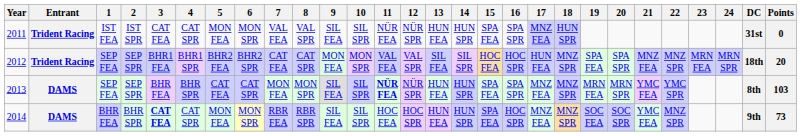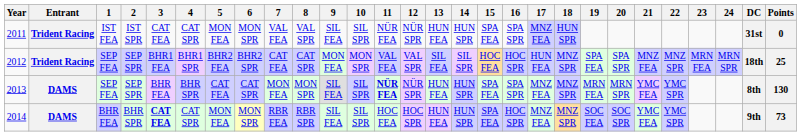(781, 61) 20 -> (781, 61) 25
(781, 89) 103 -> (781, 89) 130
(675, 117) MNZ SPR -> (675, 117) YMC SPR
